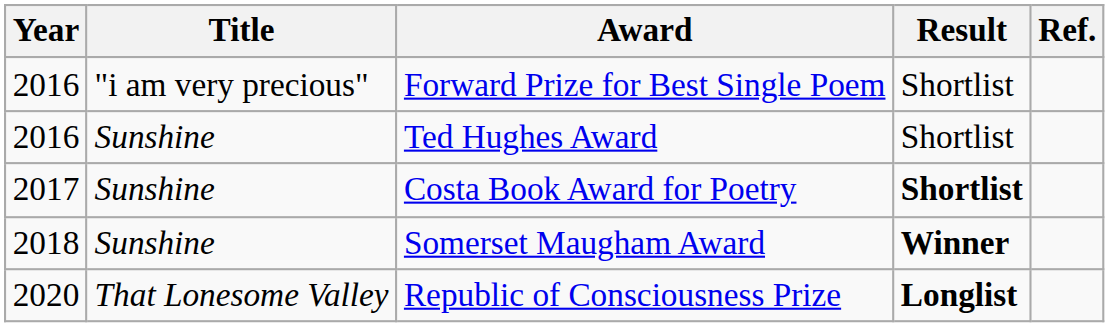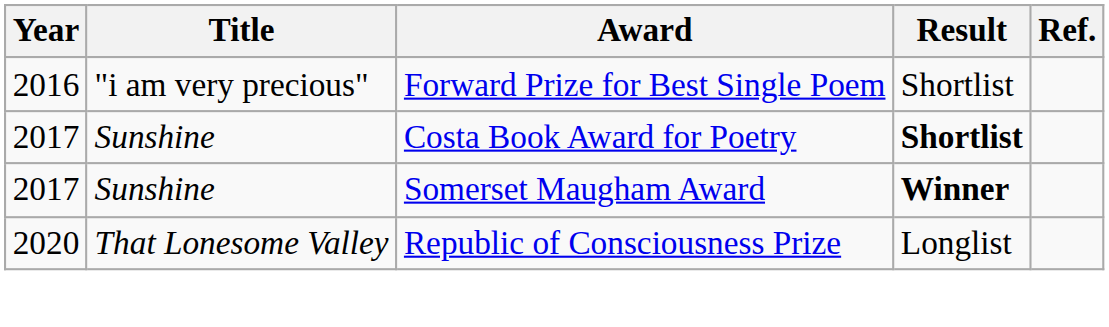- row: (531, 136)
(46, 242) 2018 -> (46, 189) 2017
(959, 294) bold -> (956, 242) normal
